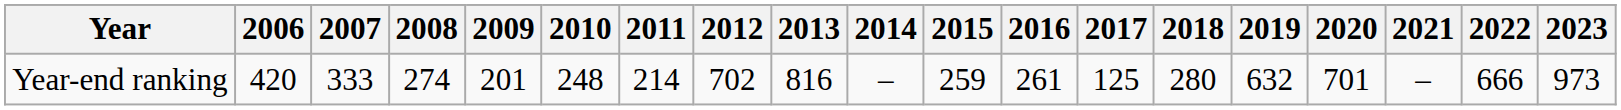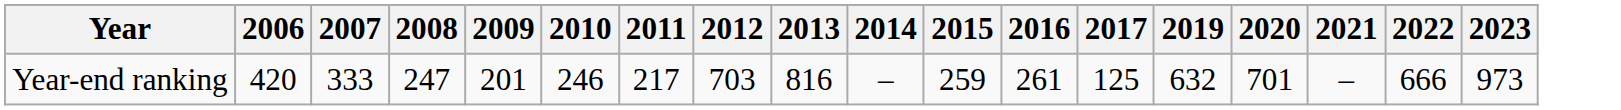- column: (1193, 29)
(427, 78) 274 -> (427, 78) 247
(580, 78) 248 -> (580, 78) 246
(656, 78) 214 -> (656, 78) 217
(732, 78) 702 -> (732, 78) 703
